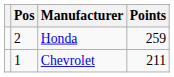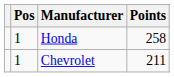(17, 38) 2 -> (17, 38) 1
(156, 38) 259 -> (156, 38) 258
